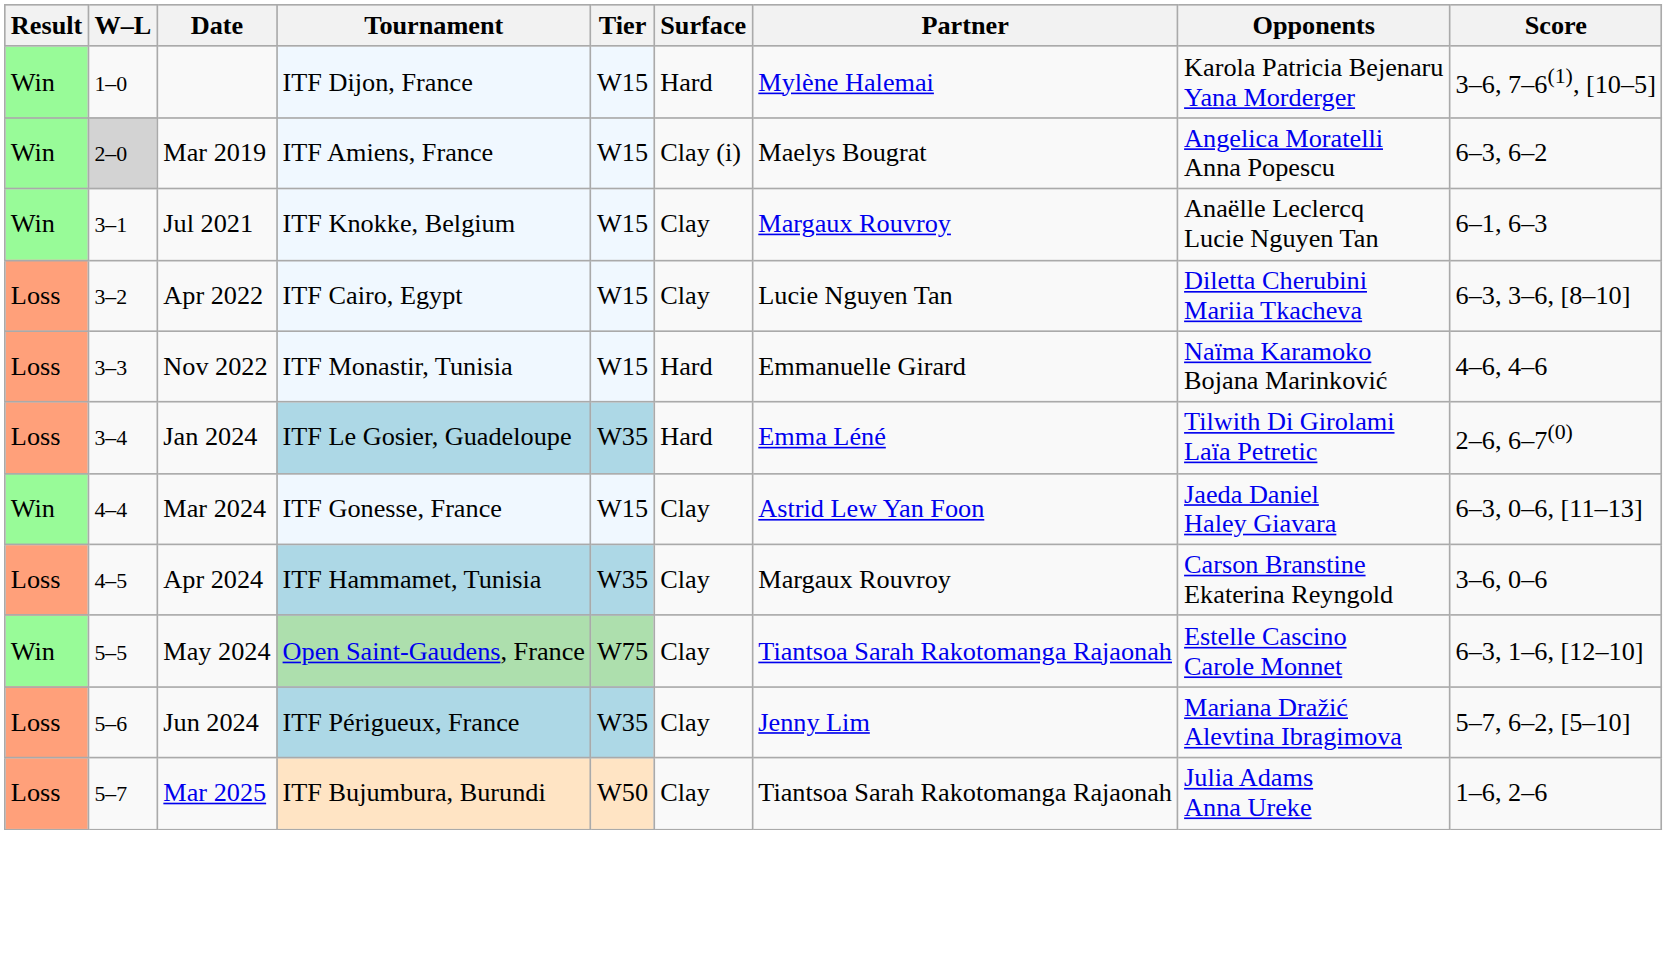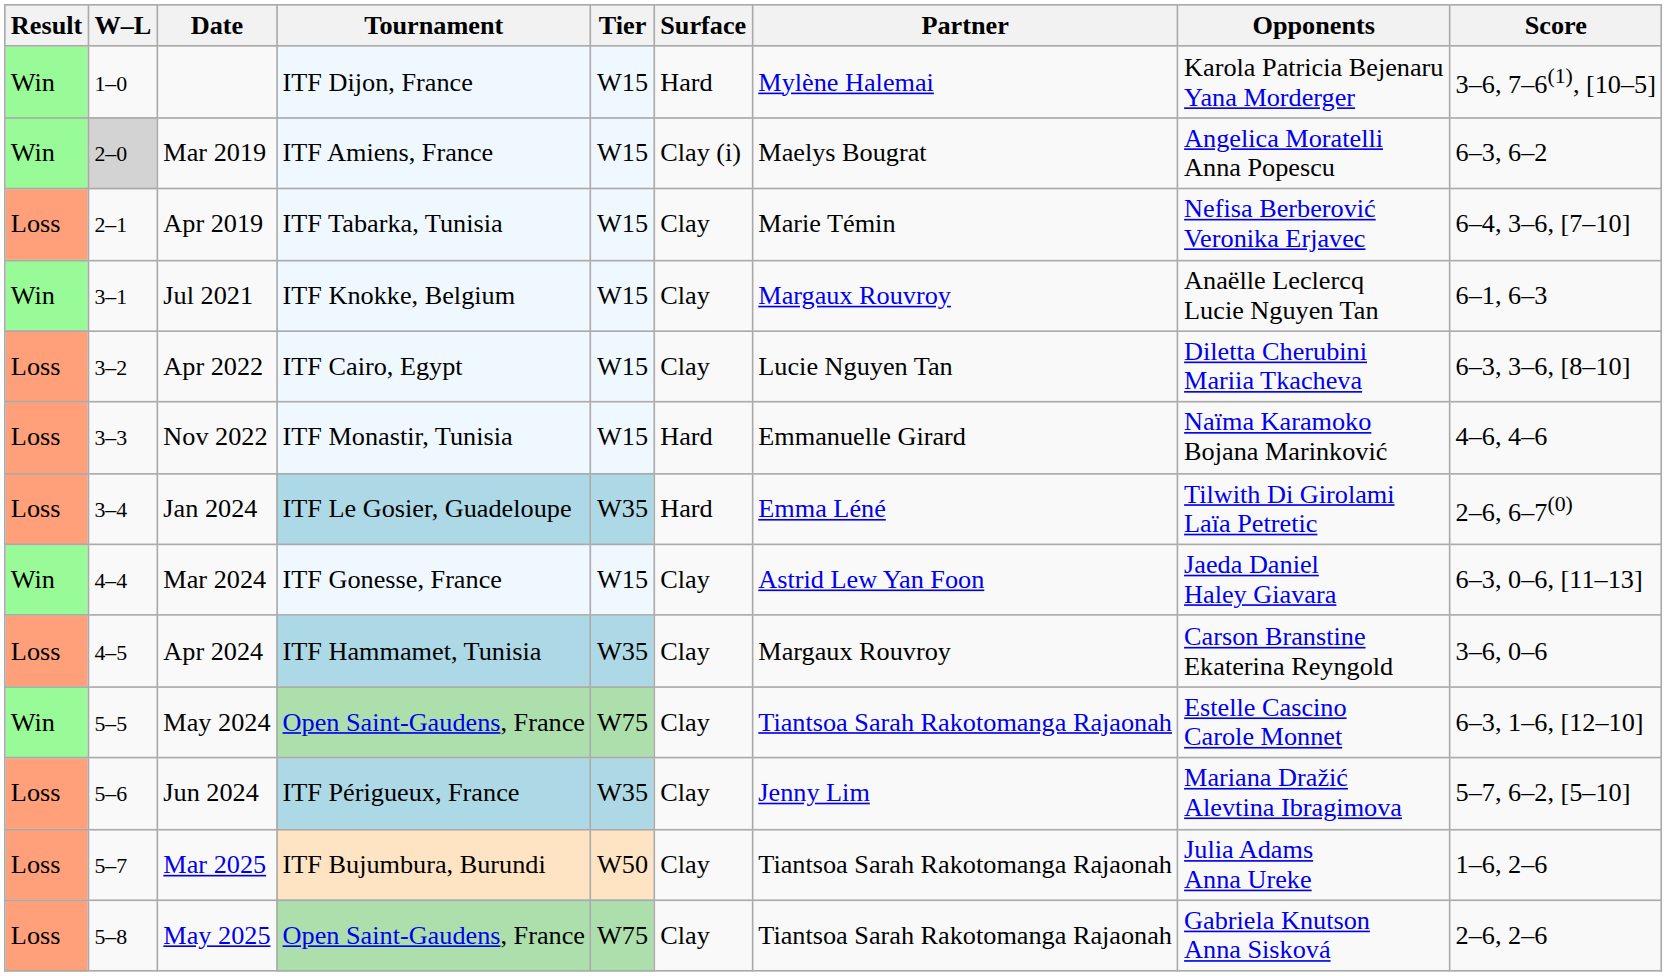+ row: (213, 223)
+ row: (217, 935)
